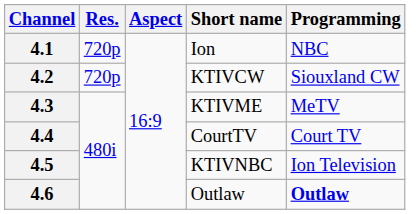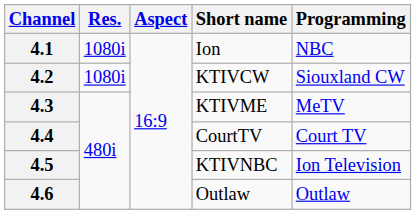(102, 48) 720p -> (105, 48) 1080i
(102, 77) 720p -> (105, 77) 1080i
(320, 194) bold -> (323, 194) normal
